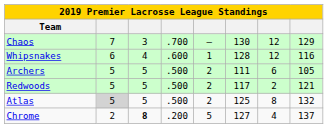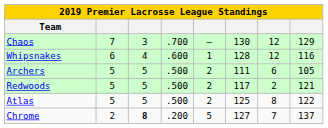(112, 101) lightgrey background -> (112, 101) no background
(306, 101) 132 -> (306, 101) 122
(274, 116) 4 -> (274, 116) 7
